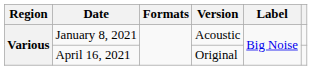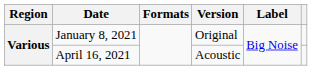(218, 34) Acoustic -> (216, 34) Original
(216, 55) Original -> (218, 55) Acoustic
